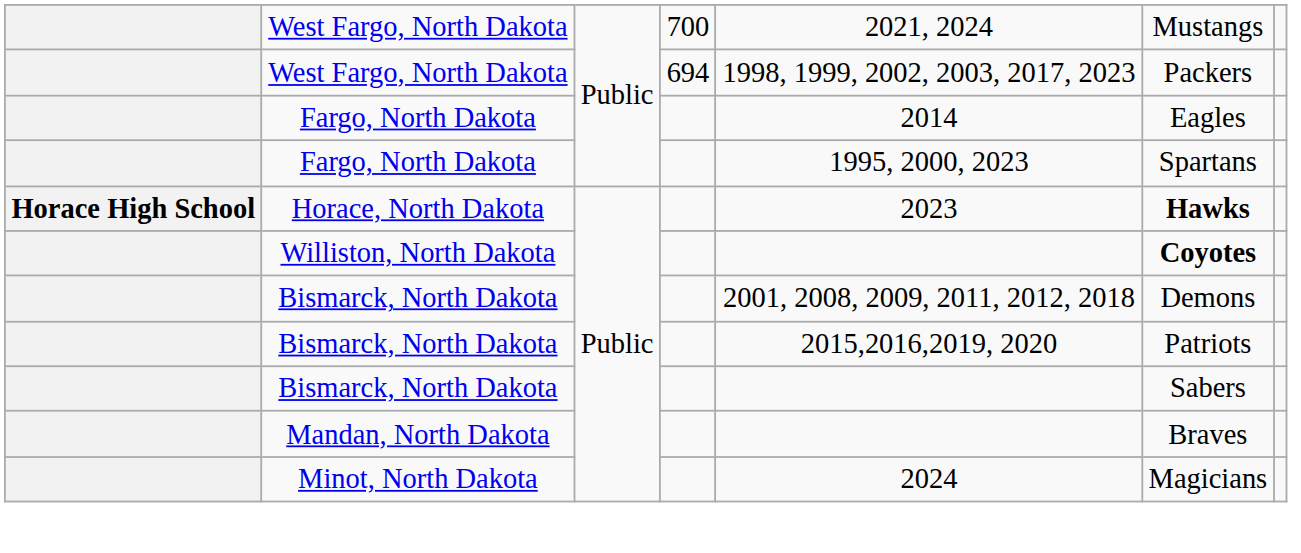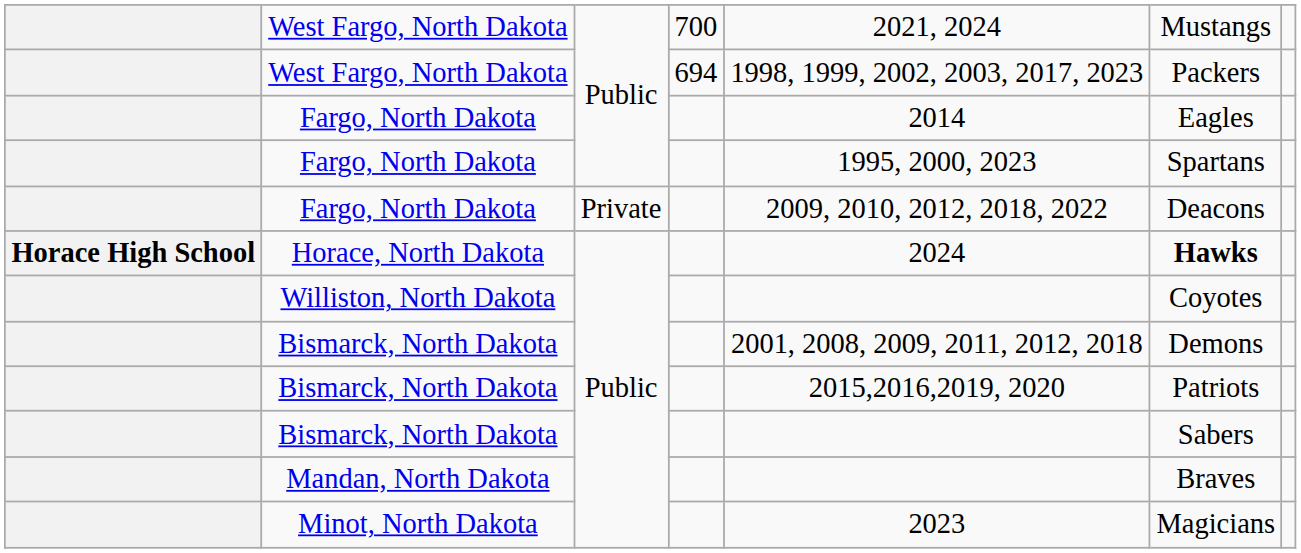+ row: (418, 207)
(929, 207) 2023 -> (937, 252) 2024
(1208, 252) bold -> (1216, 298) normal
(929, 478) 2024 -> (937, 523) 2023
